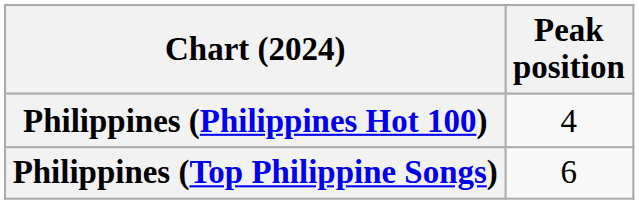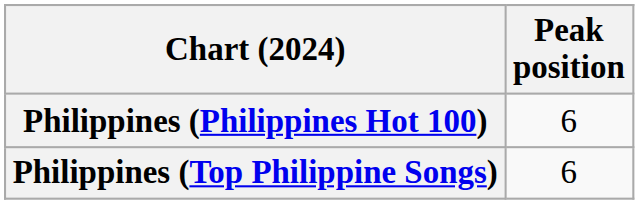(569, 119) 4 -> (569, 119) 6
